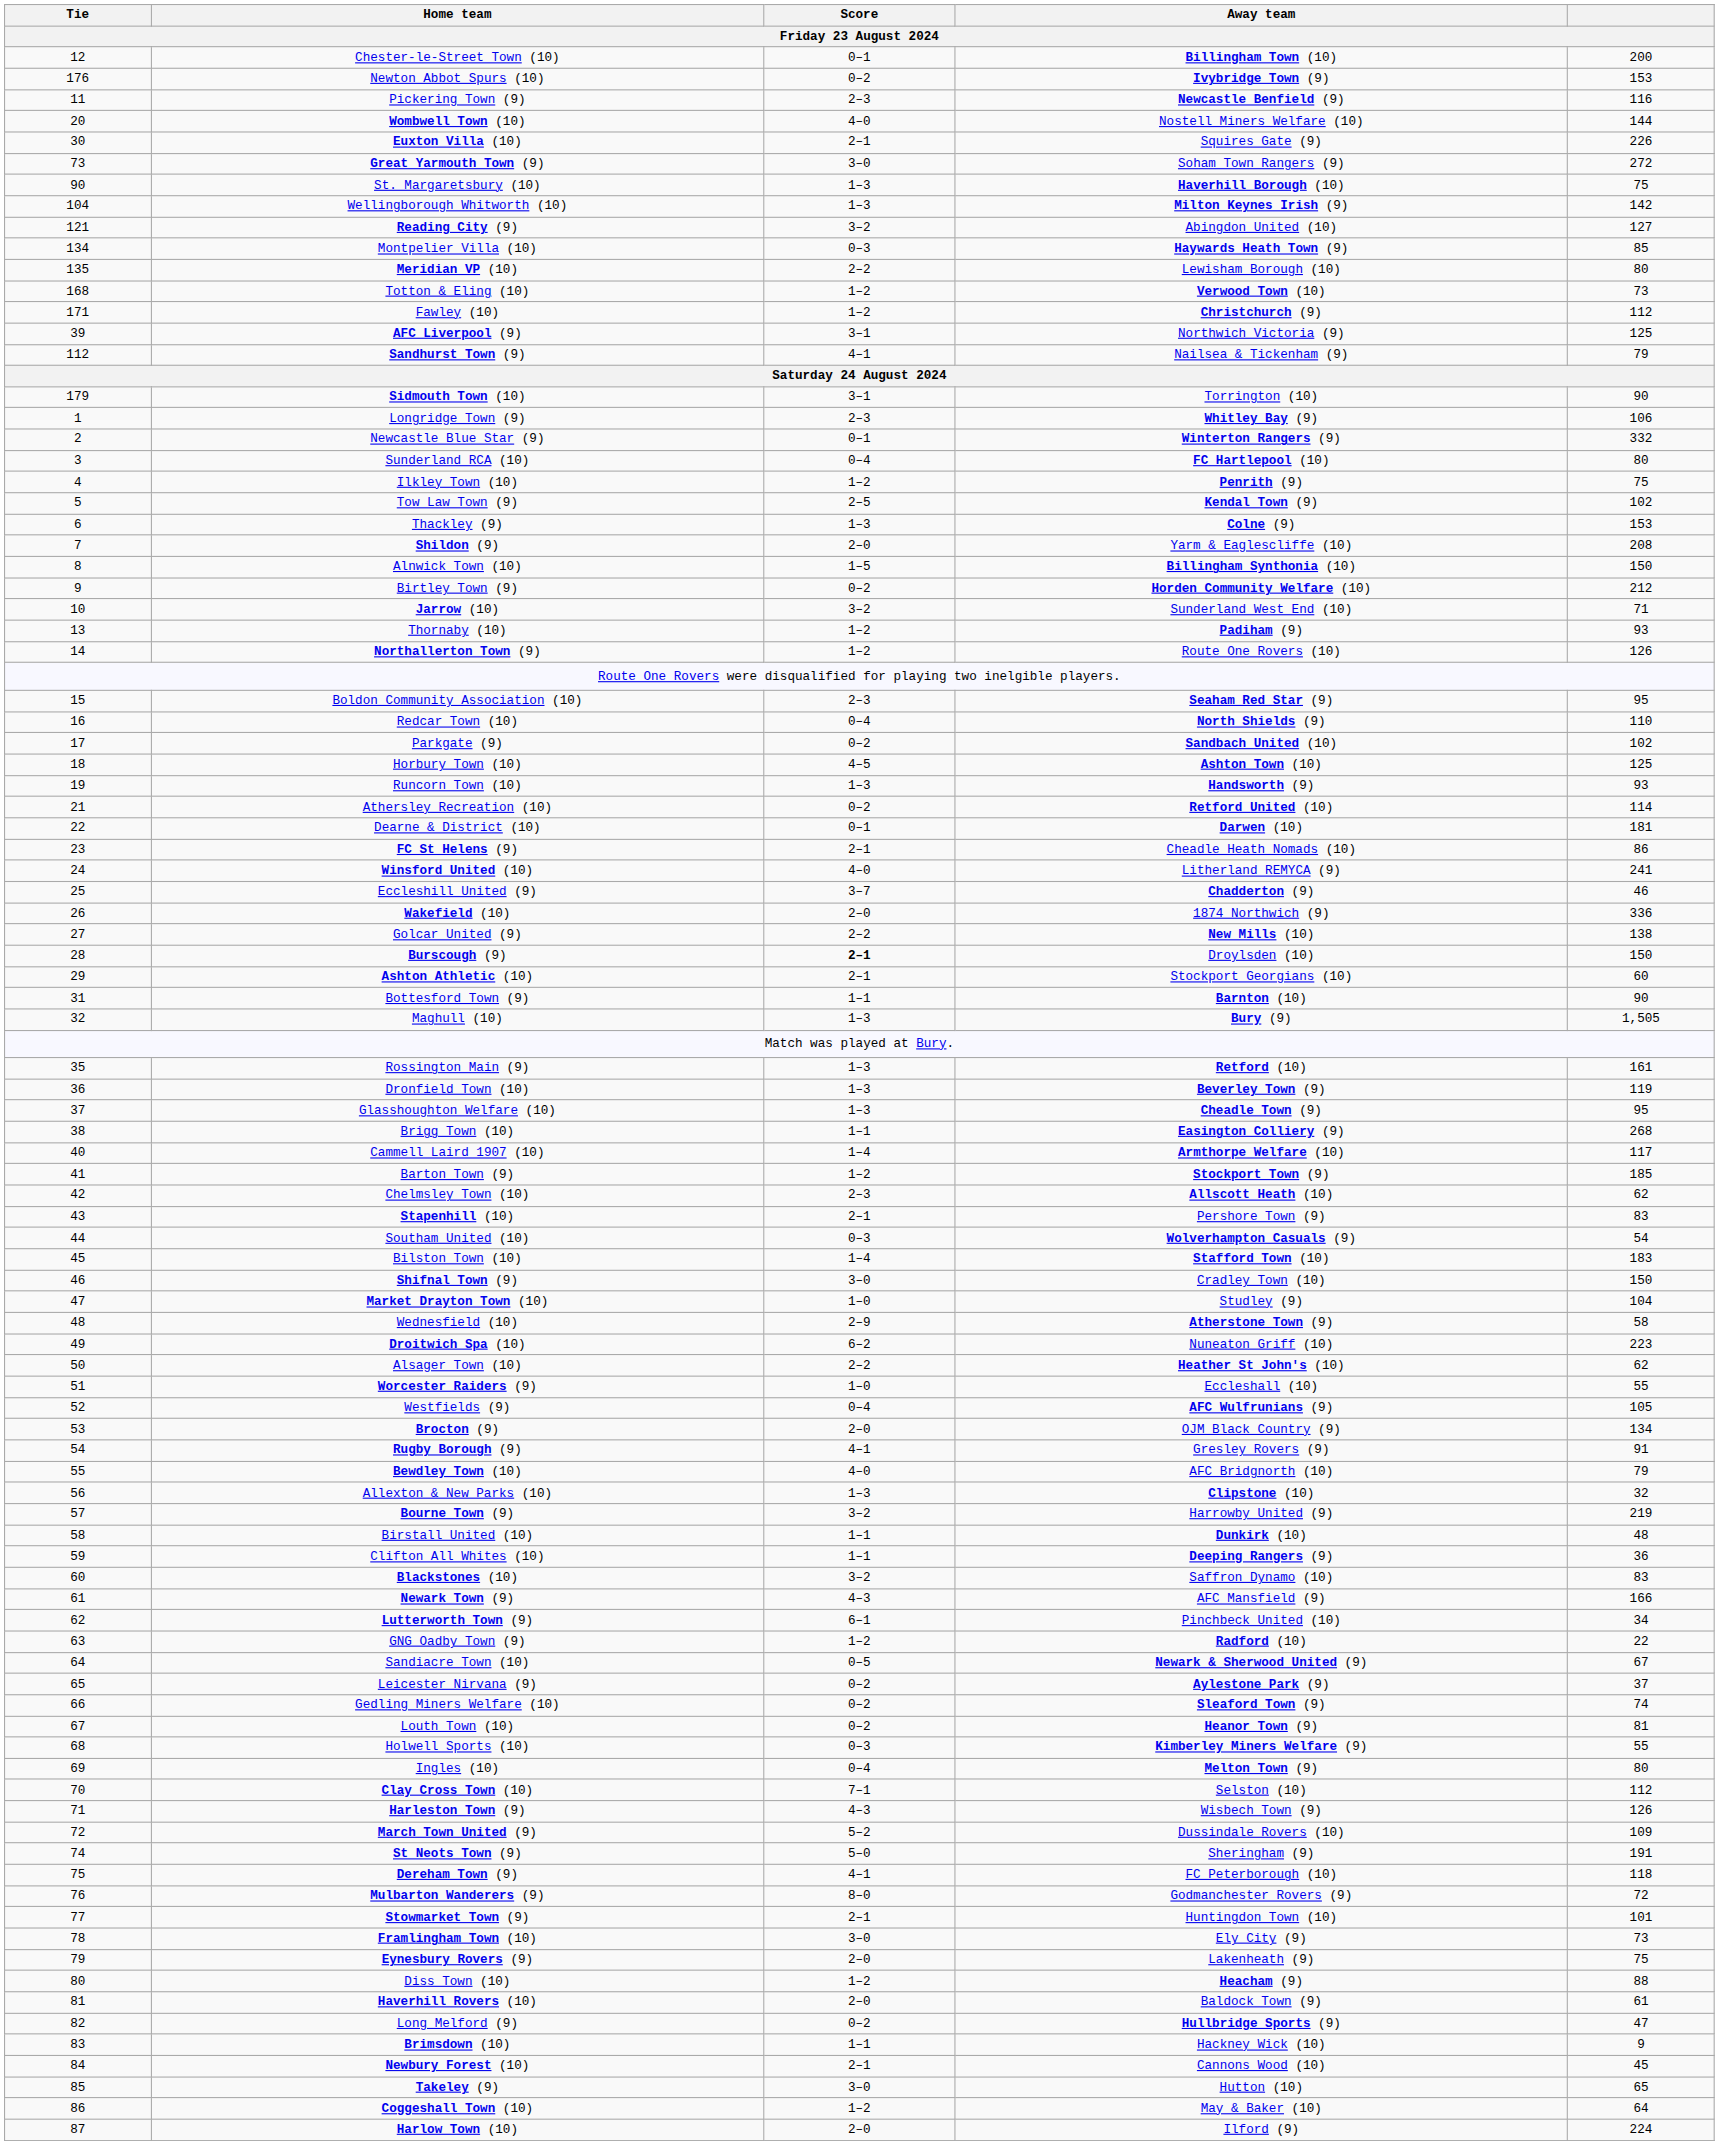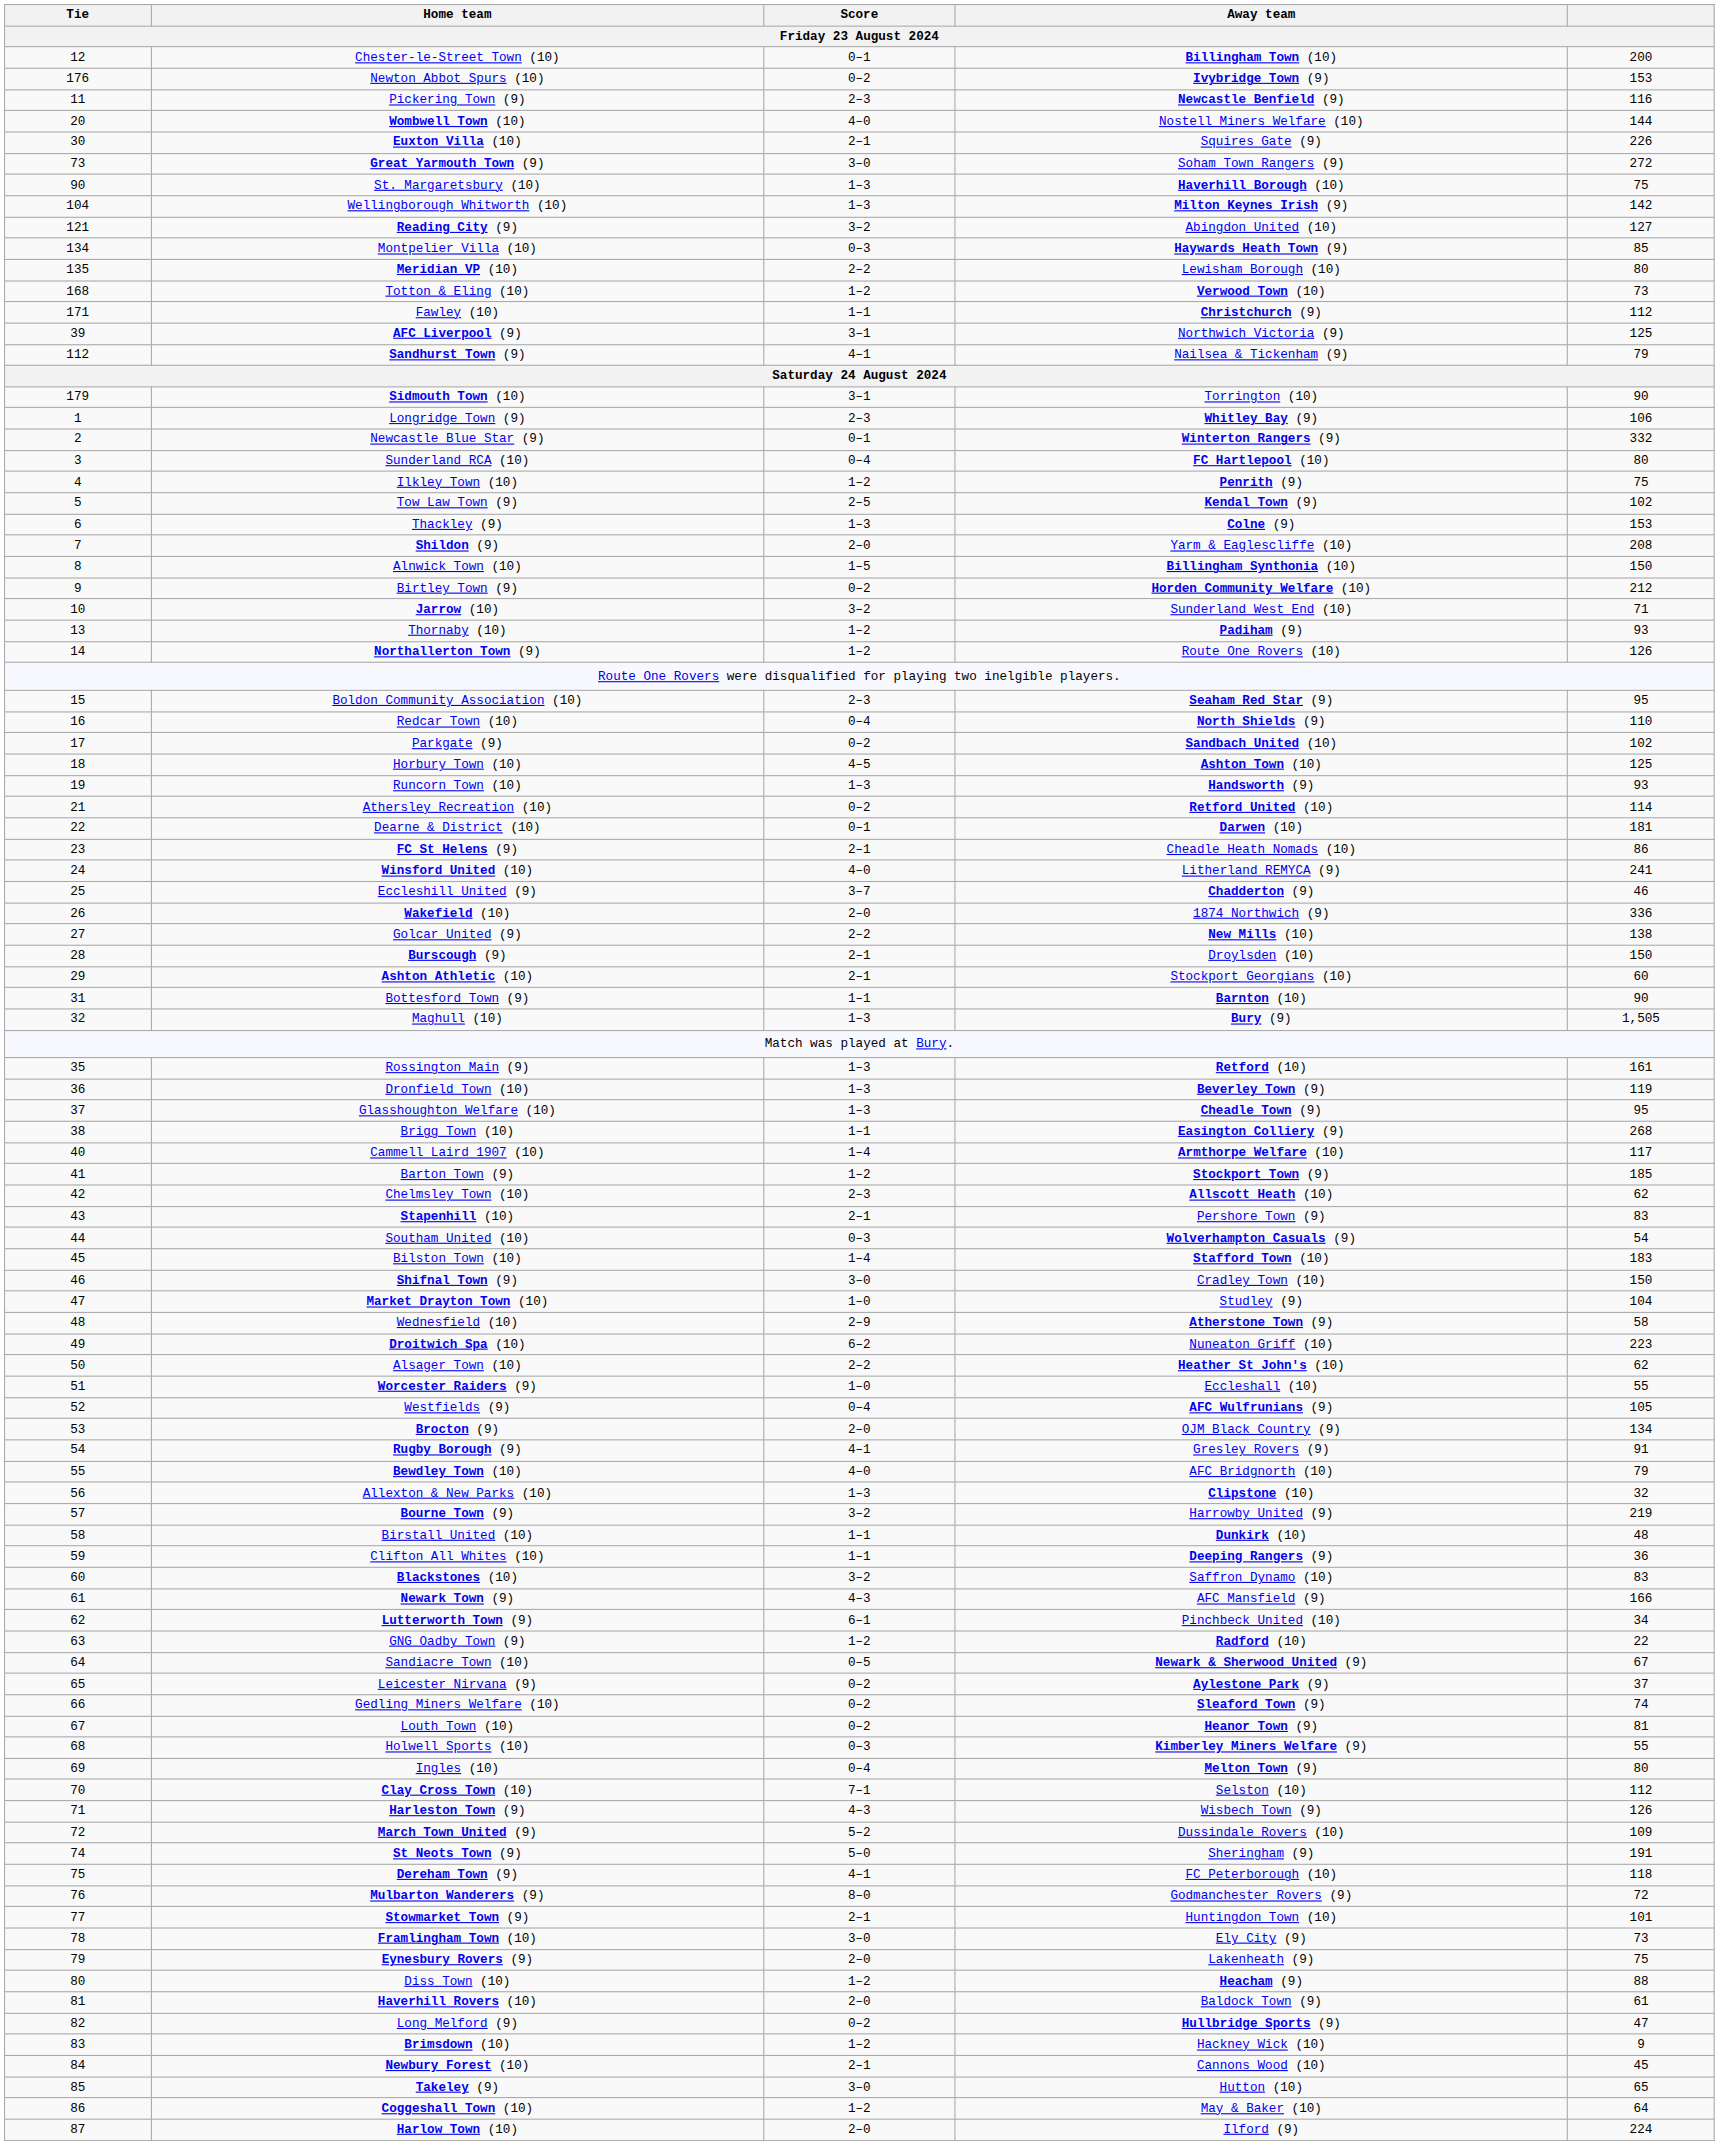(859, 312) 1–2 -> (859, 312) 1–1
(859, 955) bold -> (859, 955) normal
(859, 2045) 1–1 -> (859, 2045) 1–2
